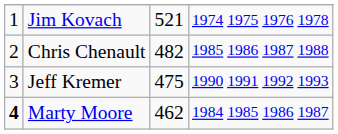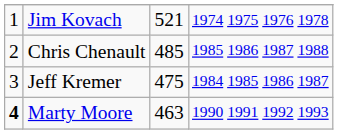(169, 50) 482 -> (169, 50) 485
(260, 81) 1990 1991 1992 1993 -> (260, 81) 1984 1985 1986 1987
(169, 112) 462 -> (169, 112) 463
(260, 112) 1984 1985 1986 1987 -> (260, 112) 1990 1991 1992 1993
